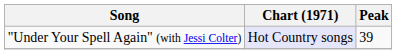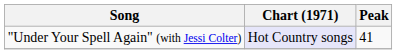(366, 37) 39 -> (366, 37) 41
